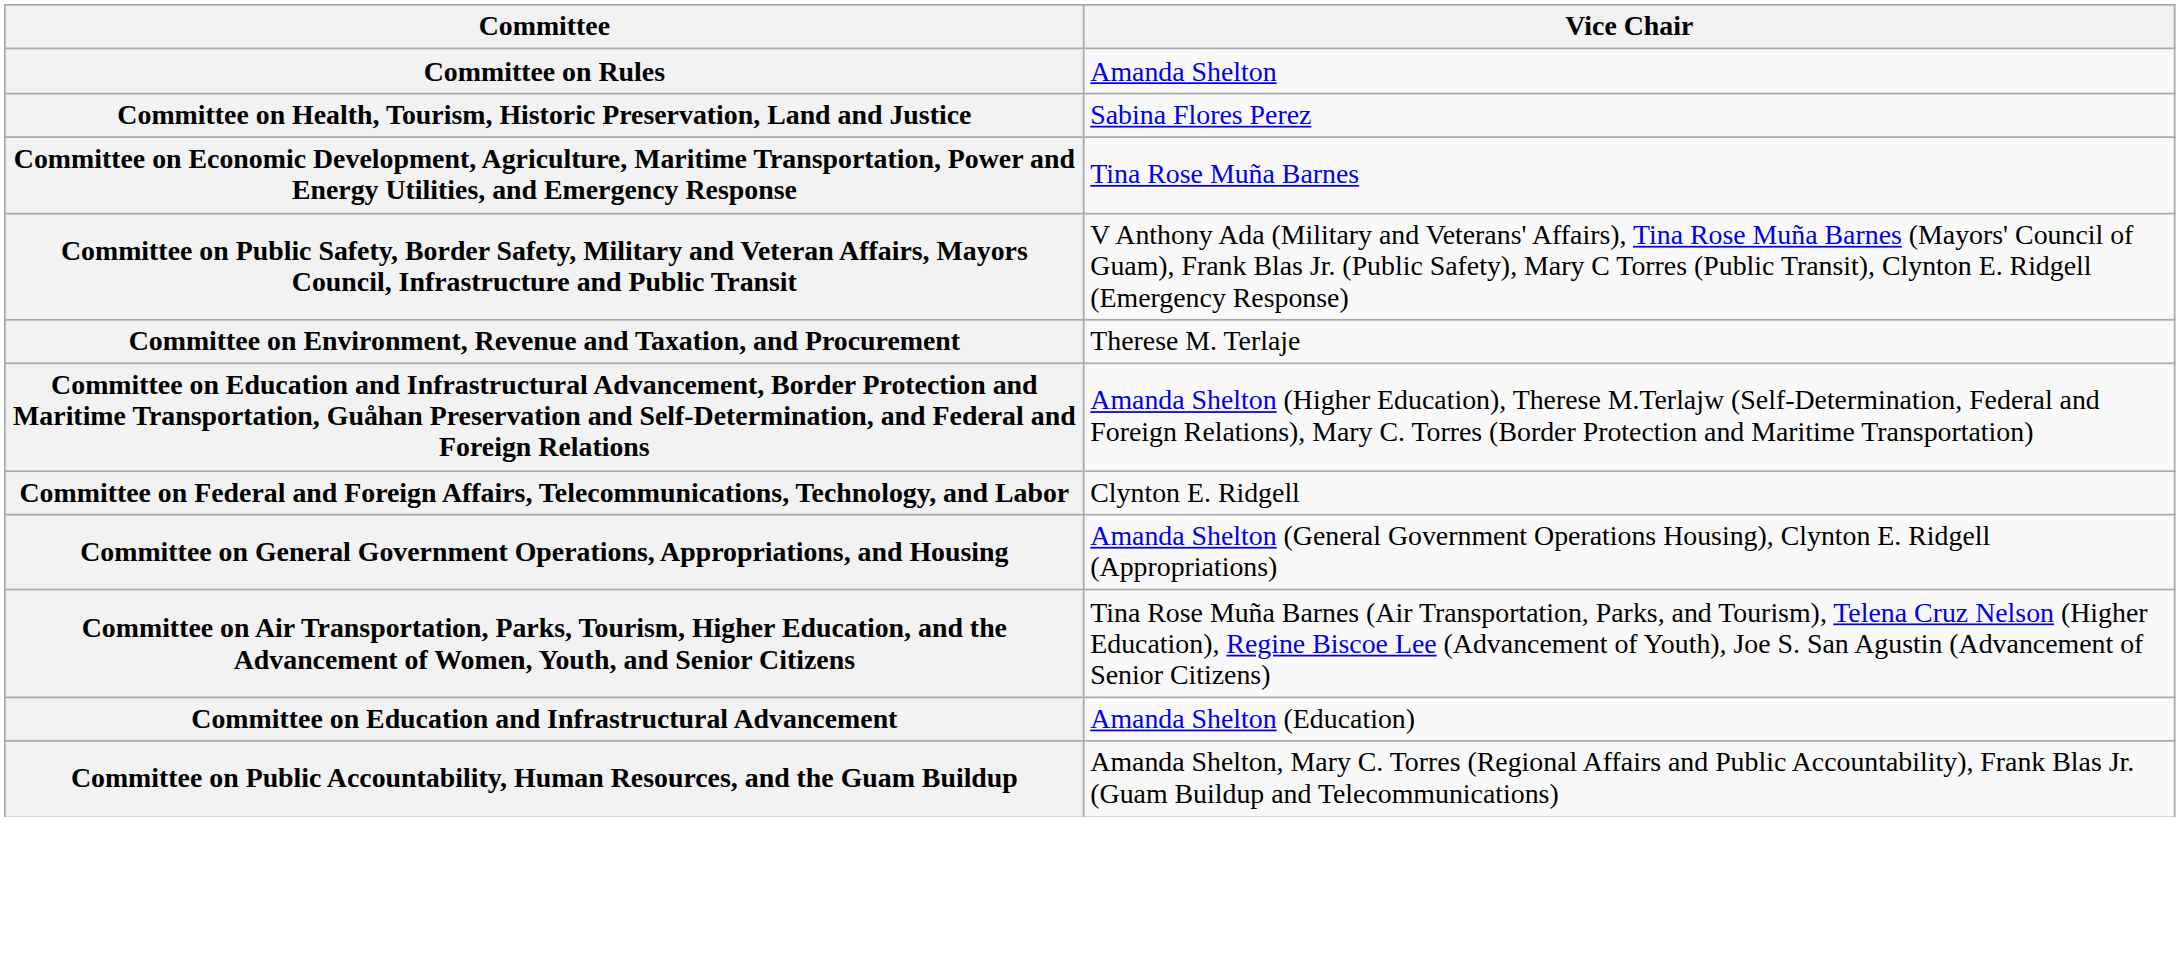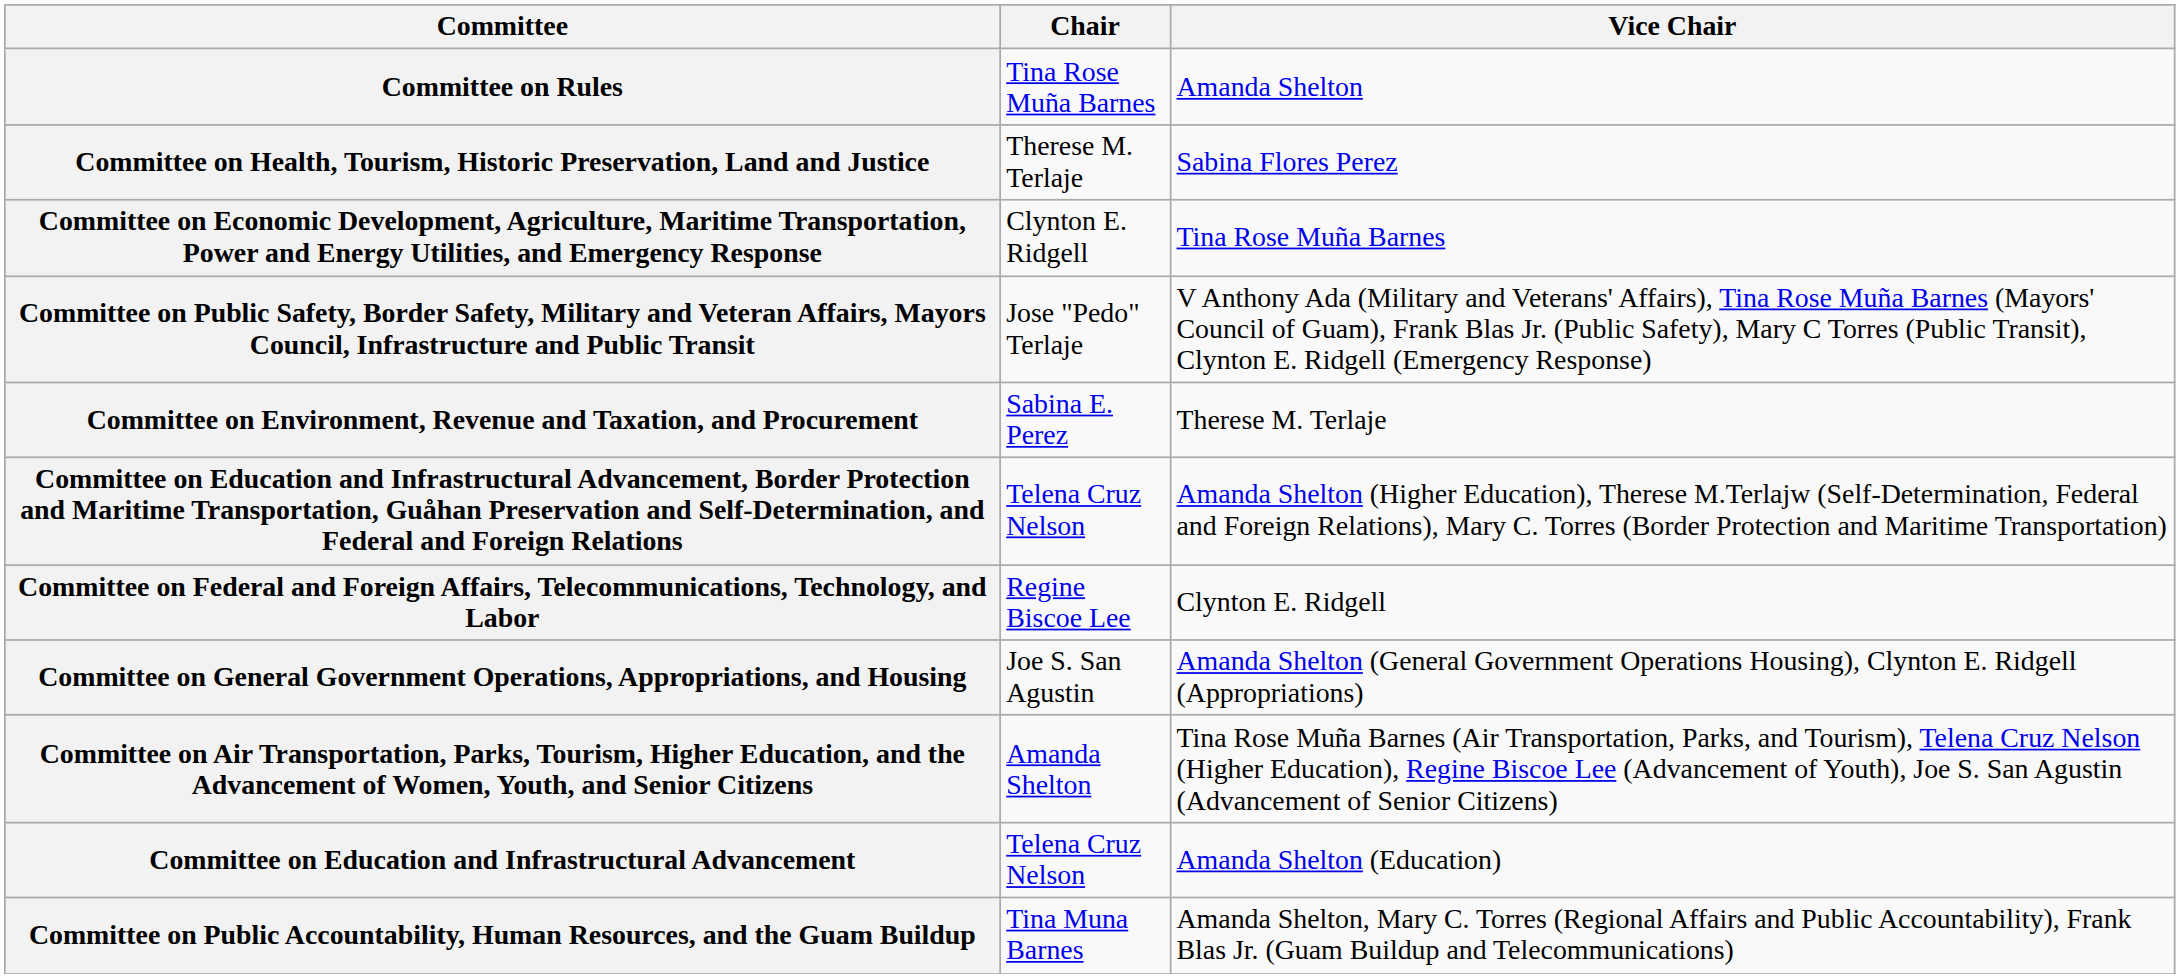+ column: (1085, 26)
